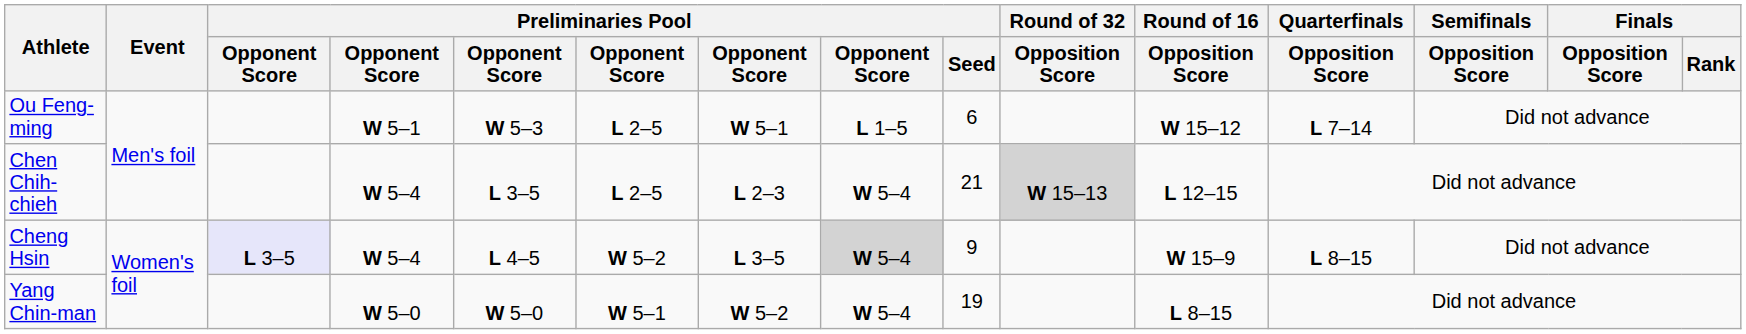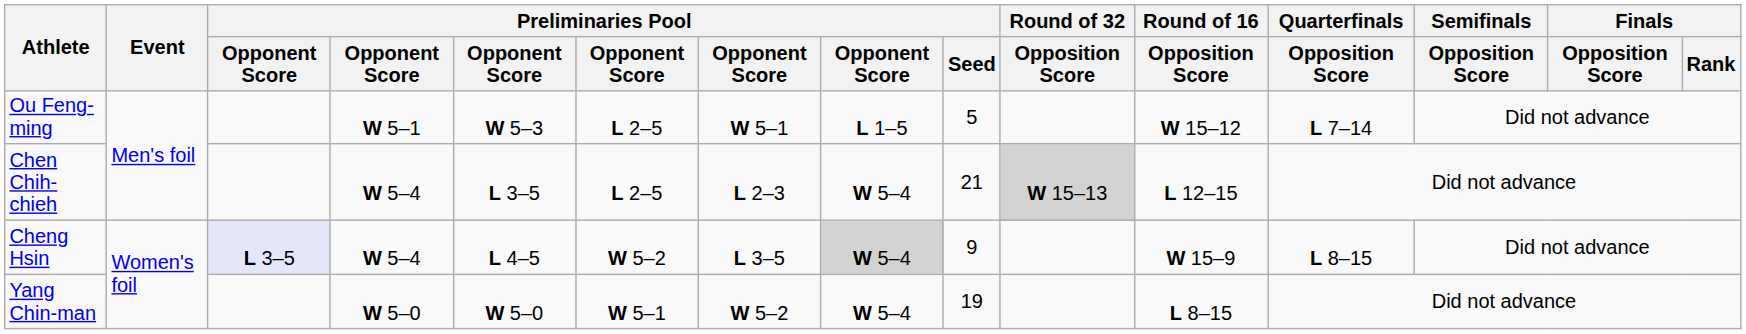(972, 118) 6 -> (972, 118) 5
